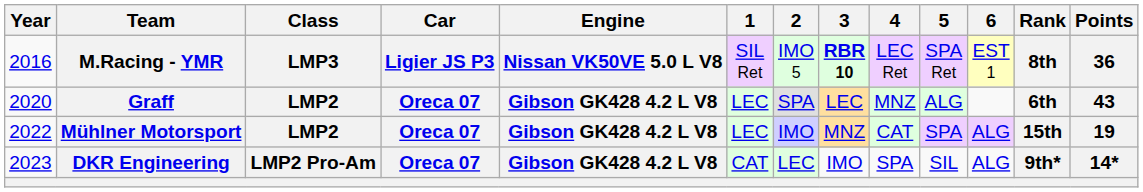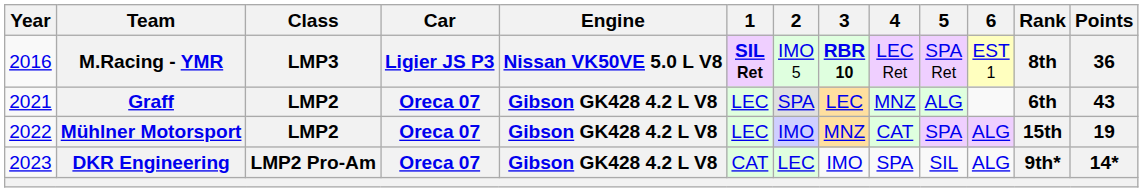(750, 61) normal -> (750, 61) bold
(30, 102) 2020 -> (30, 102) 2021
